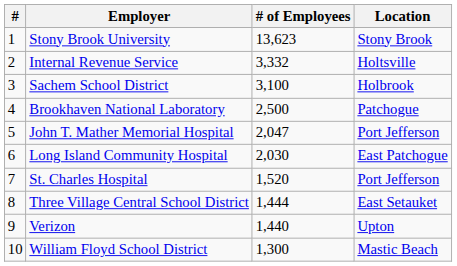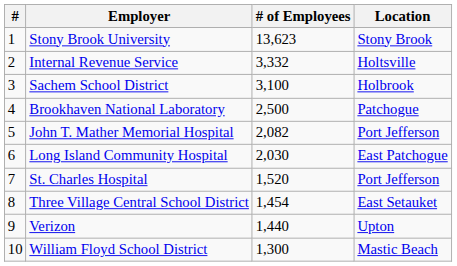(272, 132) 2,047 -> (272, 132) 2,082
(272, 202) 1,444 -> (272, 202) 1,454
